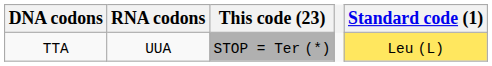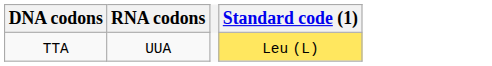- column: (272, 18)
